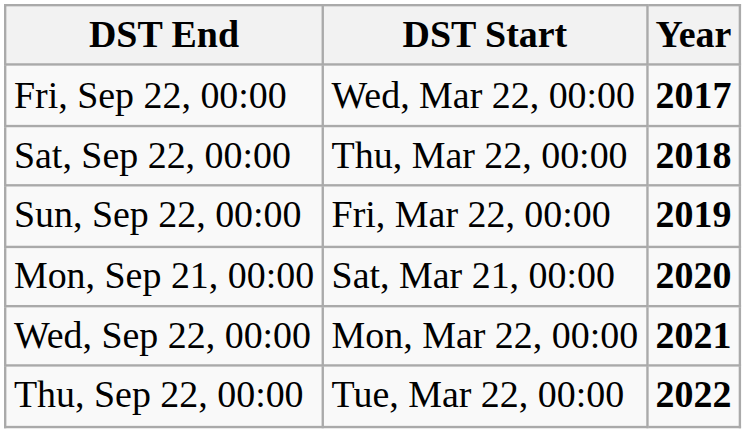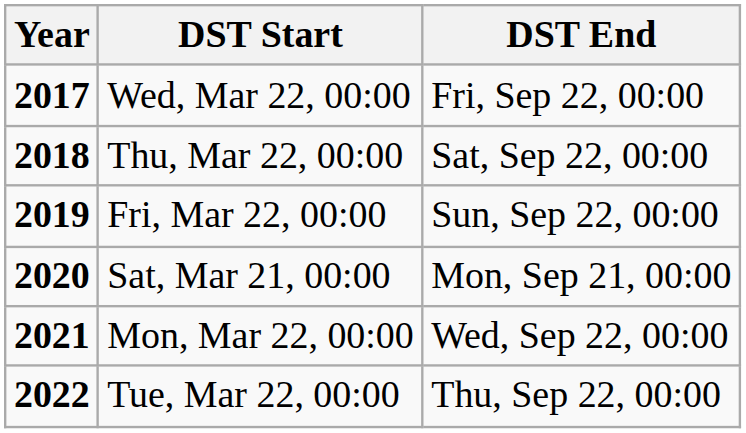columns swapped: (694, 34) <-> (164, 34)
